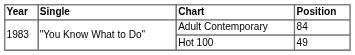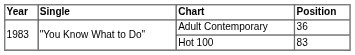(302, 27) 84 -> (302, 27) 36
(302, 42) 49 -> (302, 42) 83
